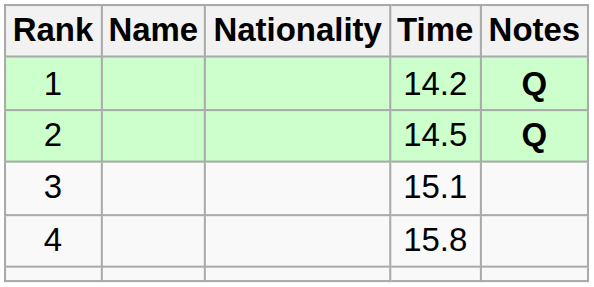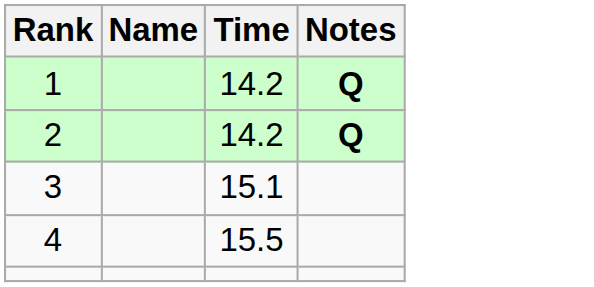- column: (298, 30)
(435, 135) 14.5 -> (252, 135) 14.2
(435, 239) 15.8 -> (252, 239) 15.5
